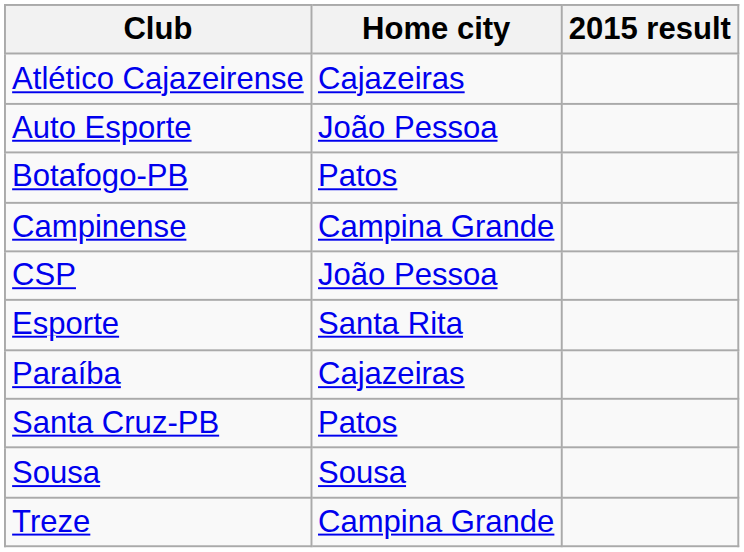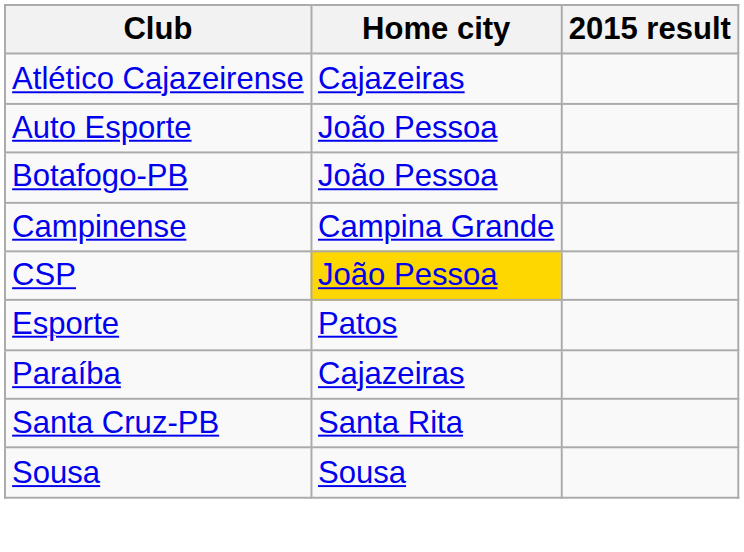(358, 176) Patos -> (408, 176) João Pessoa
(408, 275) no background -> (408, 275) gold background
(390, 324) Santa Rita -> (358, 324) Patos
(358, 422) Patos -> (390, 422) Santa Rita
- row: (51, 521)
